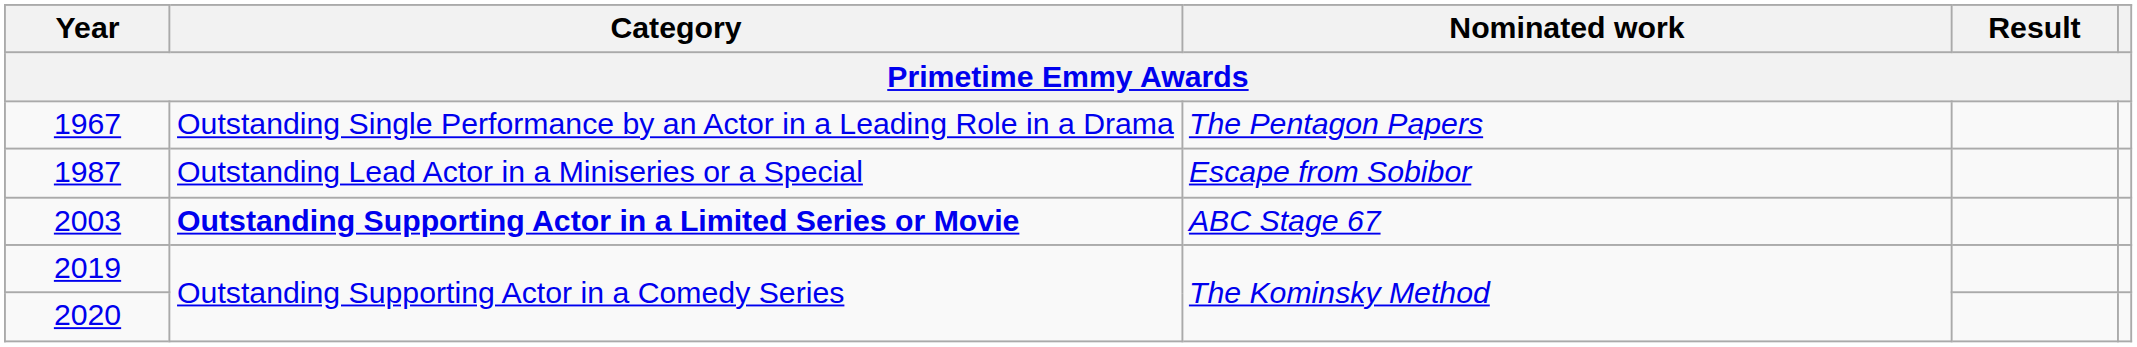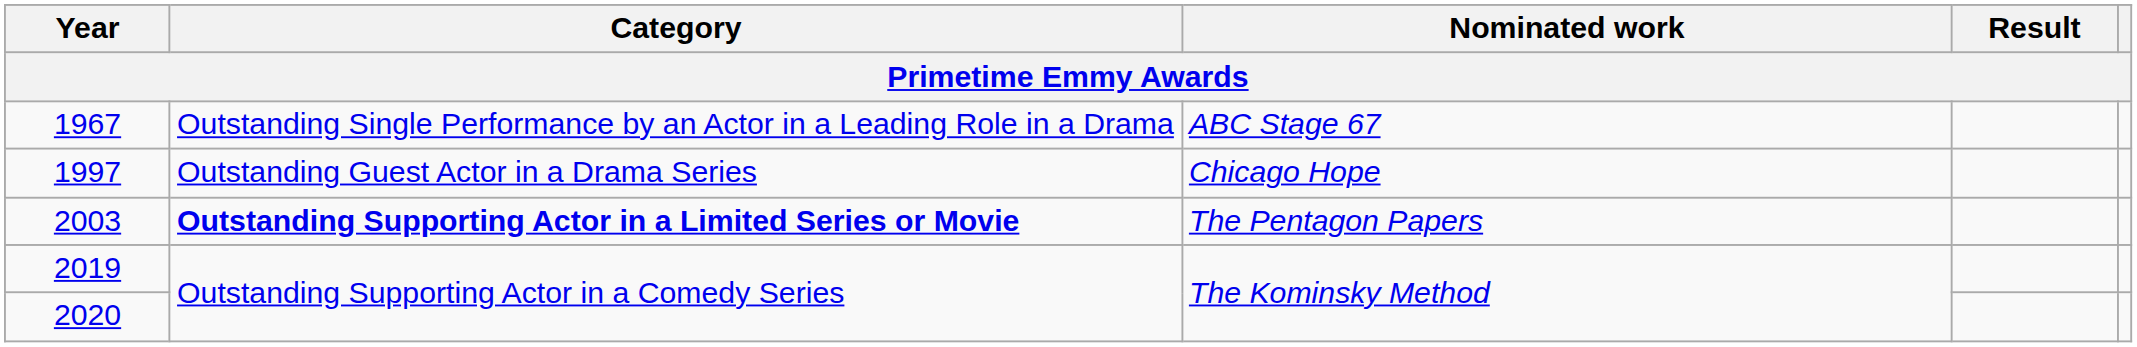(1336, 124) The Pentagon Papers -> (1285, 124) ABC Stage 67
- row: (88, 172)
+ row: (88, 172)
(1285, 220) ABC Stage 67 -> (1336, 220) The Pentagon Papers
